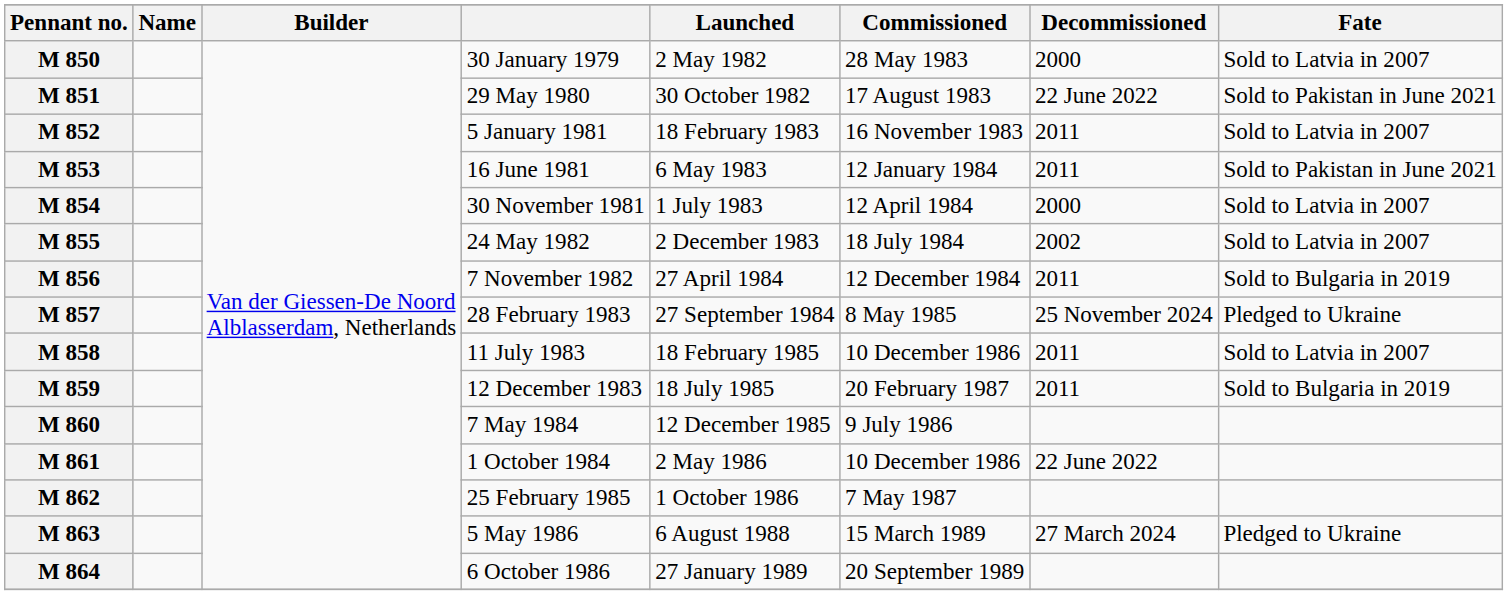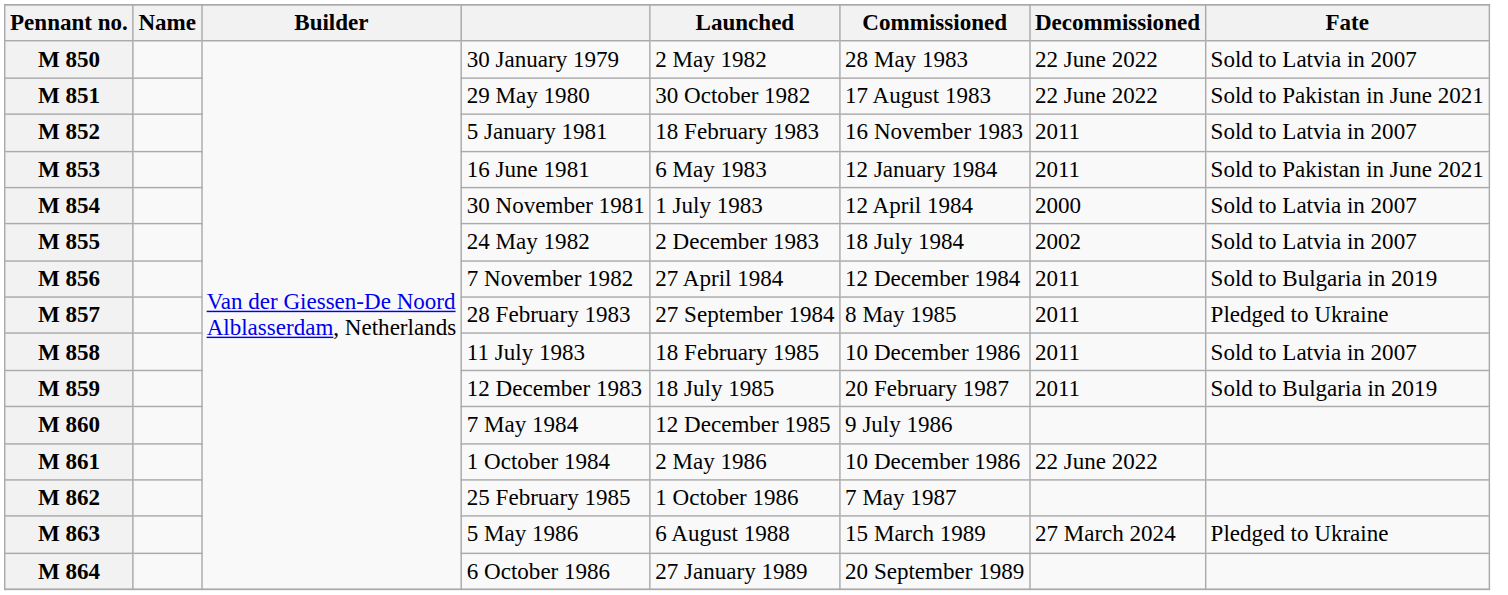(1058, 59) 2000 -> (1096, 59) 22 June 2022
(1124, 315) 25 November 2024 -> (1057, 315) 2011
